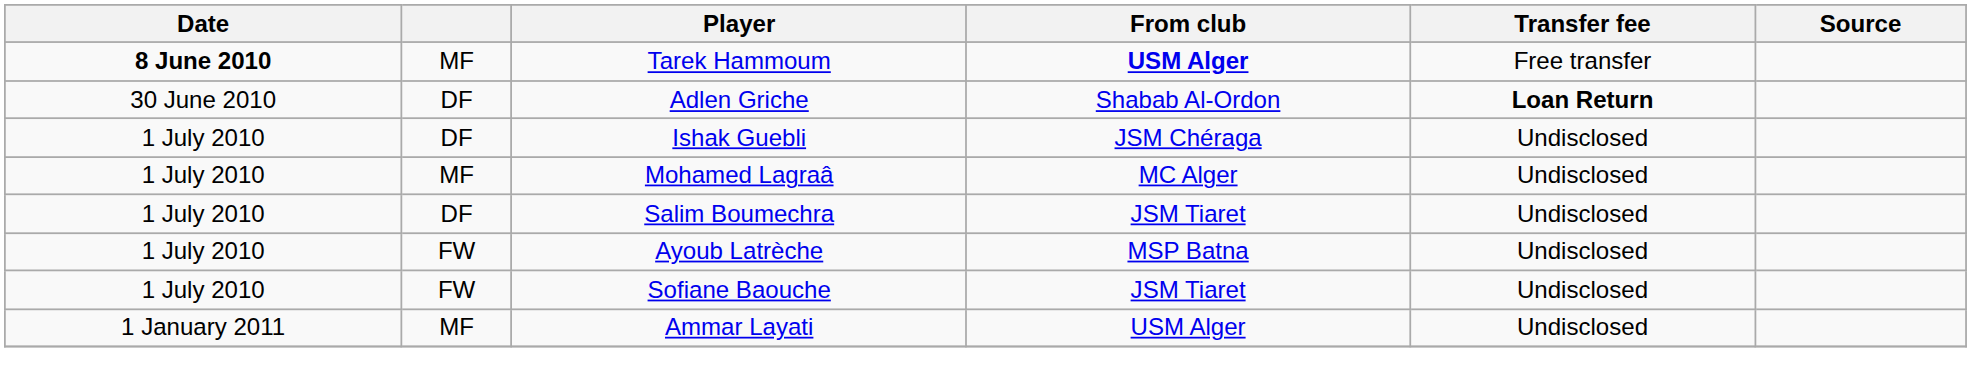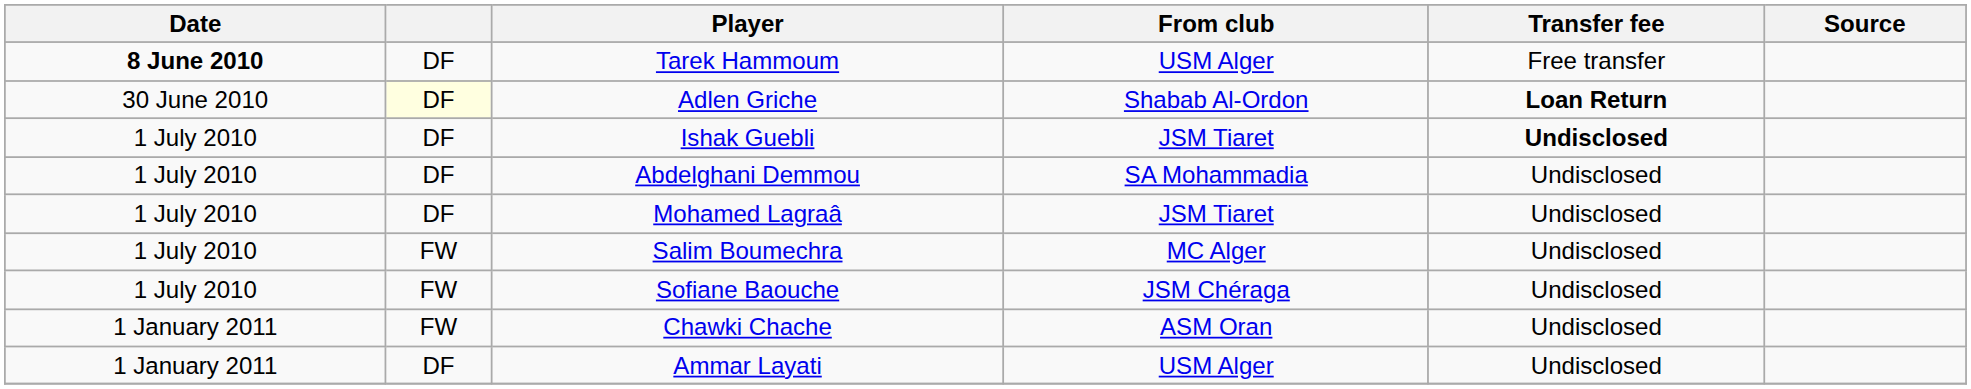(457, 61) MF -> (439, 61) DF
(1188, 61) bold -> (1216, 61) normal
(457, 99) no background -> (439, 99) lightyellow background
(1188, 137) JSM Chéraga -> (1216, 137) JSM Tiaret
(1583, 137) normal -> (1596, 137) bold
+ row: (748, 175)
(457, 175) MF -> (439, 213) DF
(1188, 175) MC Alger -> (1216, 213) JSM Tiaret
(457, 213) DF -> (439, 251) FW
(1188, 213) JSM Tiaret -> (1216, 251) MC Alger
- row: (739, 251)
(1188, 289) JSM Tiaret -> (1216, 289) JSM Chéraga
+ row: (748, 327)
(457, 327) MF -> (439, 365) DF
